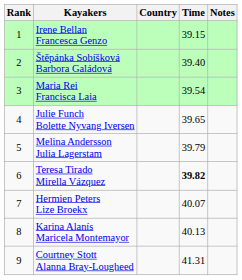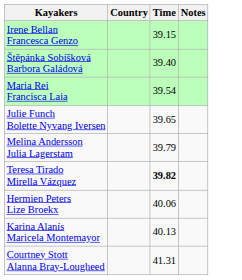- column: (19, 12)
(193, 204) 40.07 -> (164, 204) 40.06
